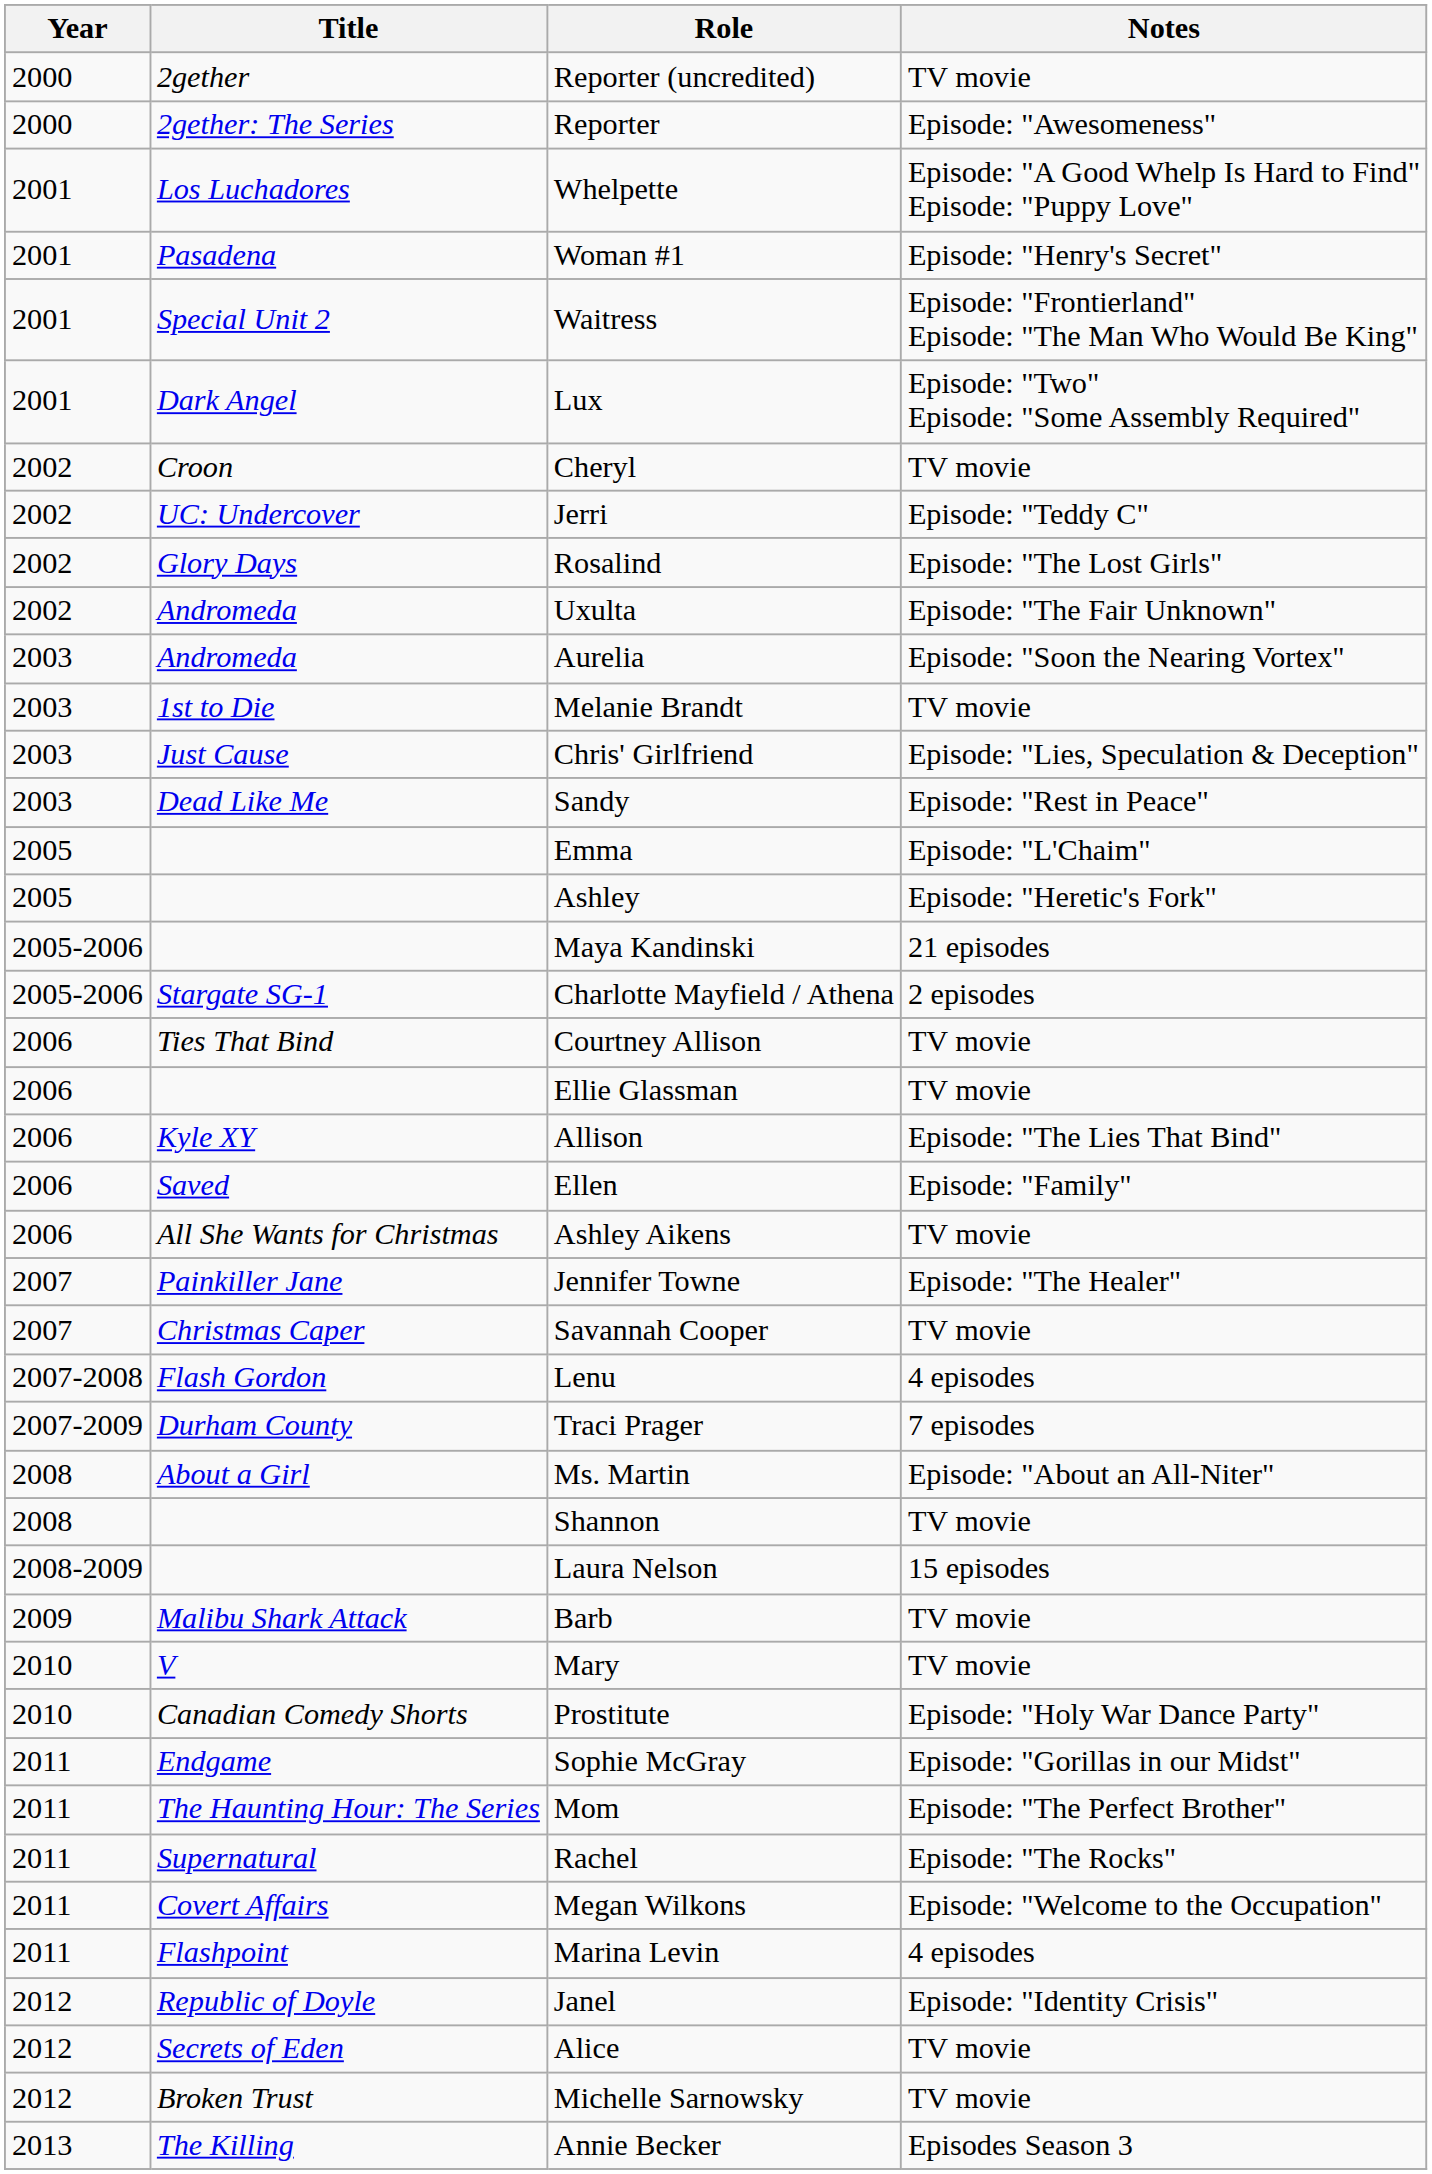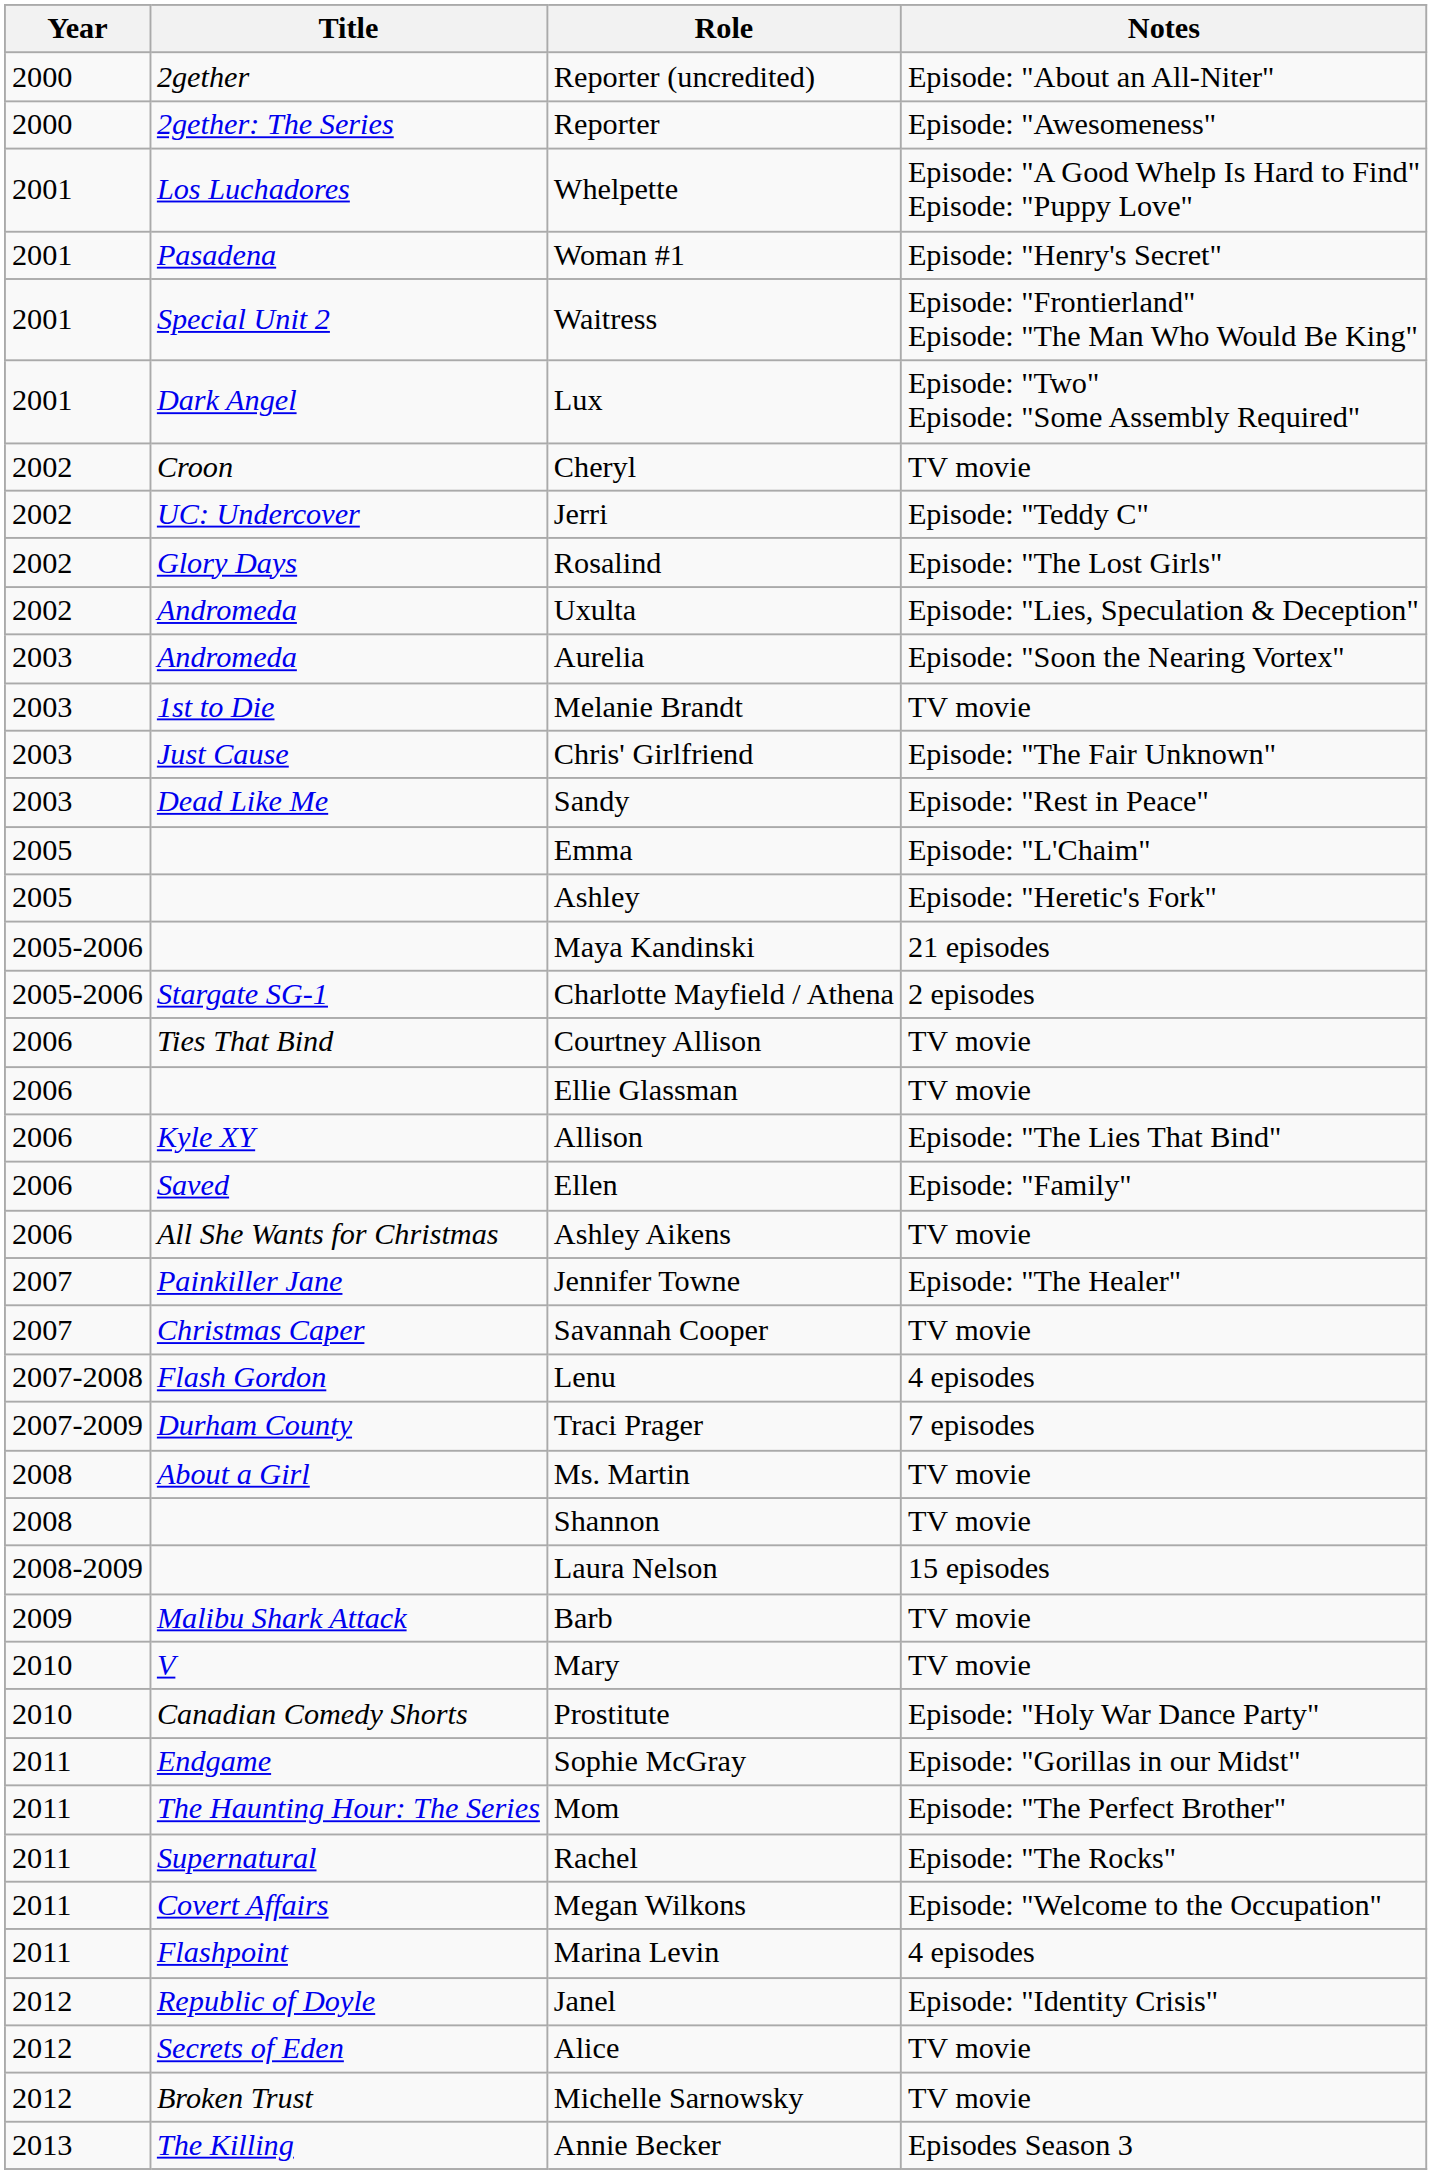(969, 76) TV movie -> (1091, 76) Episode: "About an All-Niter"
(1092, 610) Episode: "The Fair Unknown" -> (1163, 610) Episode: "Lies, Speculation & Deception"
(1163, 754) Episode: "Lies, Speculation & Deception" -> (1092, 754) Episode: "The Fair Unknown"
(1091, 1473) Episode: "About an All-Niter" -> (969, 1473) TV movie
